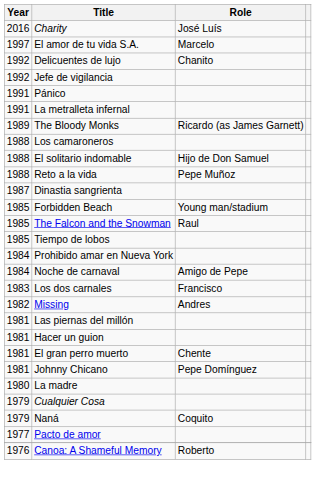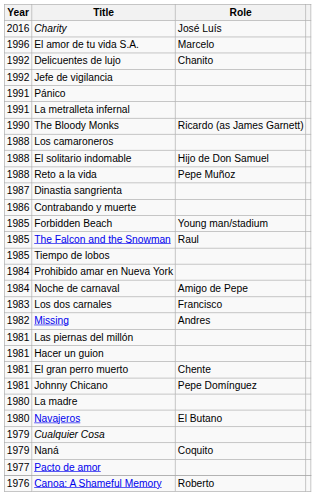(18, 45) 1997 -> (18, 45) 1996
(18, 126) 1989 -> (18, 126) 1990
+ row: (85, 207)
+ row: (57, 418)
